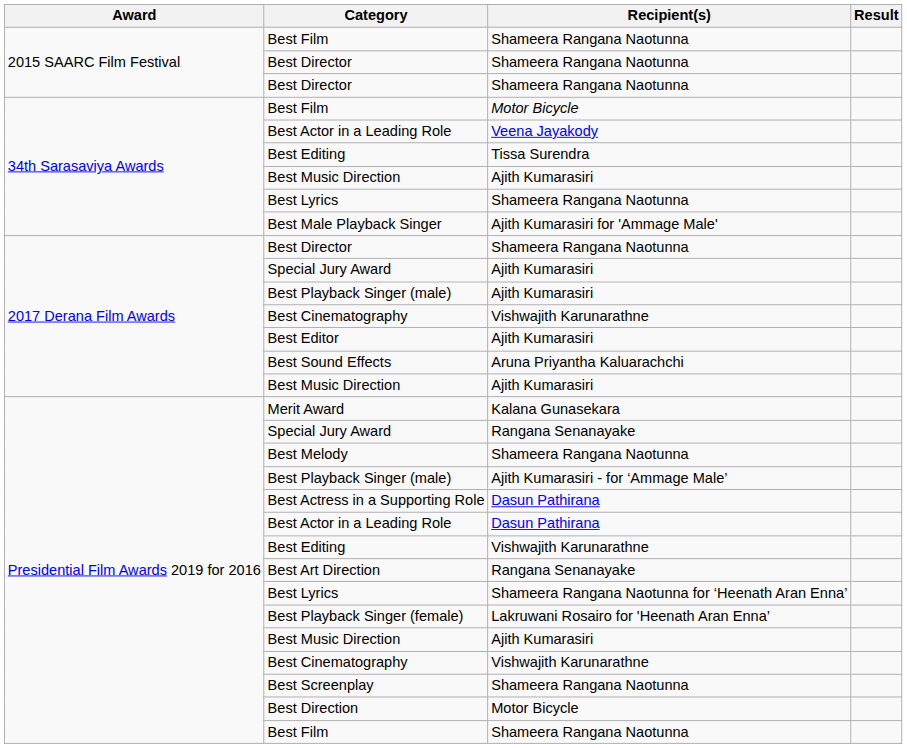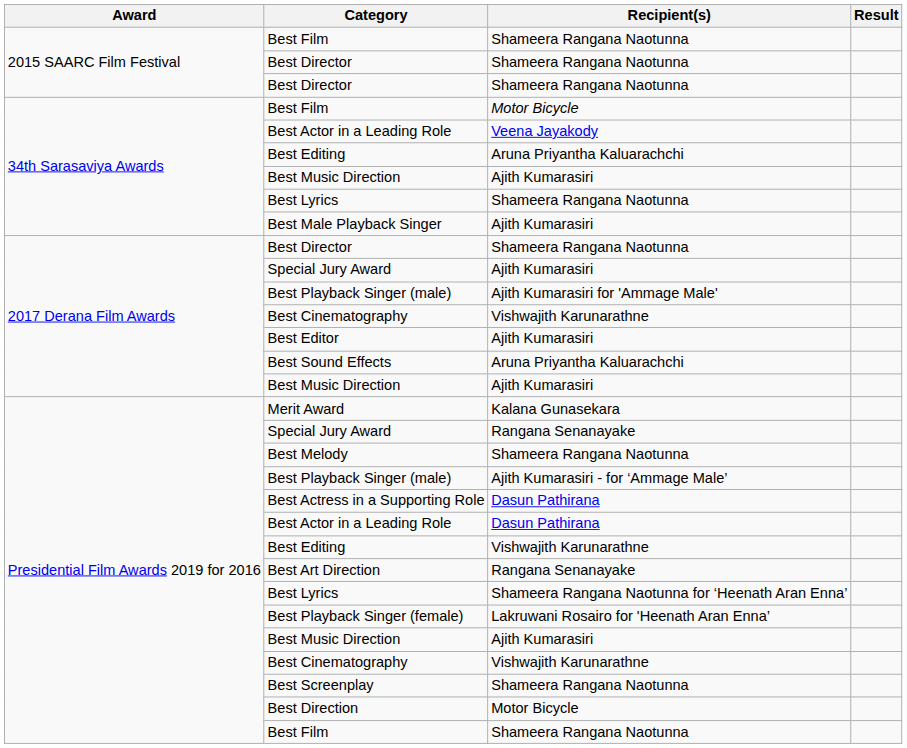(540, 154) Tissa Surendra -> (588, 154) Aruna Priyantha Kaluarachchi
(604, 223) Ajith Kumarasiri for 'Ammage Male' -> (542, 223) Ajith Kumarasiri
(542, 293) Ajith Kumarasiri -> (604, 293) Ajith Kumarasiri for 'Ammage Male'
